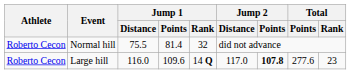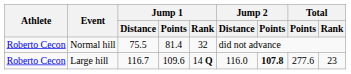(138, 61) 116.0 -> (138, 61) 116.7
(237, 61) 117.0 -> (237, 61) 116.0
